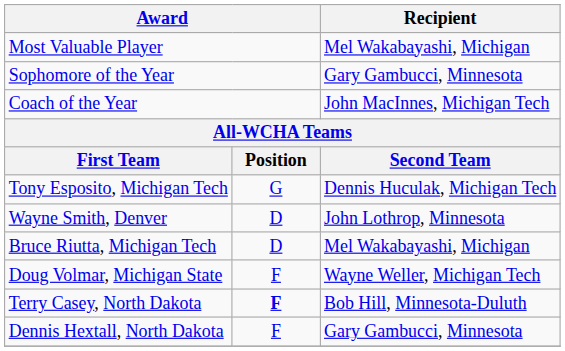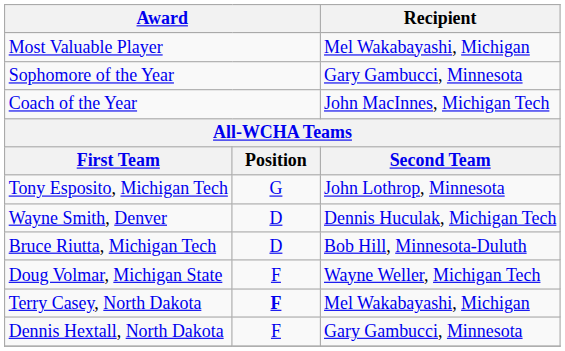(440, 189) Dennis Huculak, Michigan Tech -> (414, 189) John Lothrop, Minnesota
(414, 217) John Lothrop, Minnesota -> (440, 217) Dennis Huculak, Michigan Tech
(427, 246) Mel Wakabayashi, Michigan -> (425, 246) Bob Hill, Minnesota-Duluth
(425, 302) Bob Hill, Minnesota-Duluth -> (427, 302) Mel Wakabayashi, Michigan
